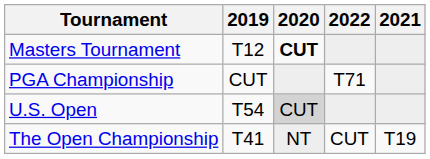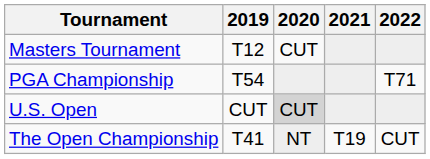columns swapped: (400, 20) <-> (349, 20)
(299, 50) bold -> (299, 50) normal
(248, 79) CUT -> (248, 79) T54
(248, 109) T54 -> (248, 109) CUT
